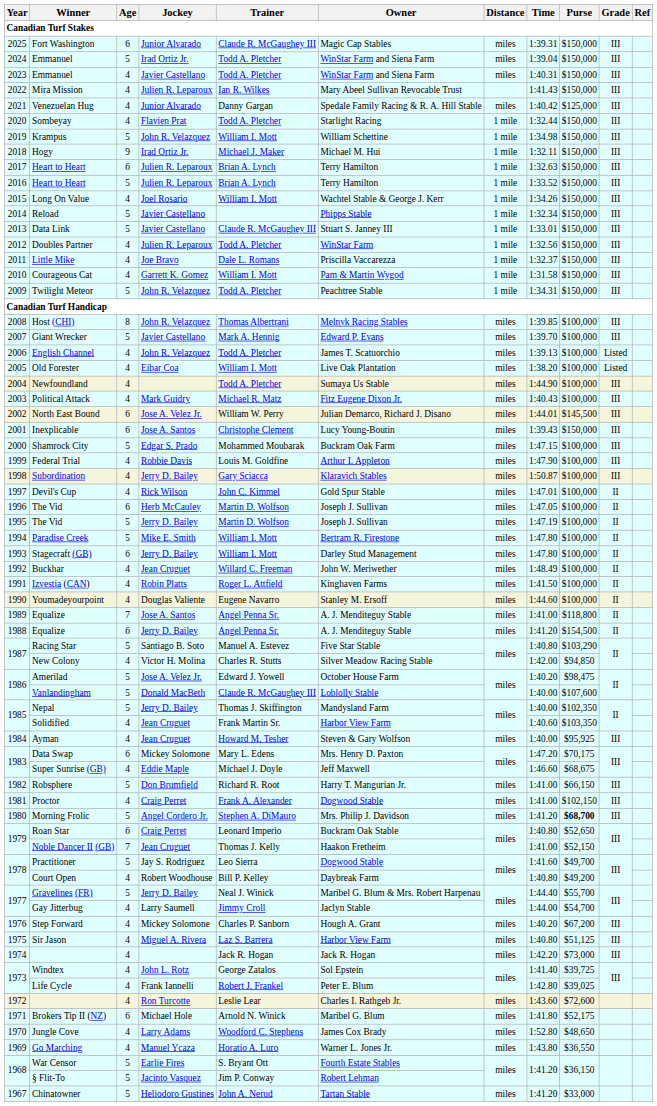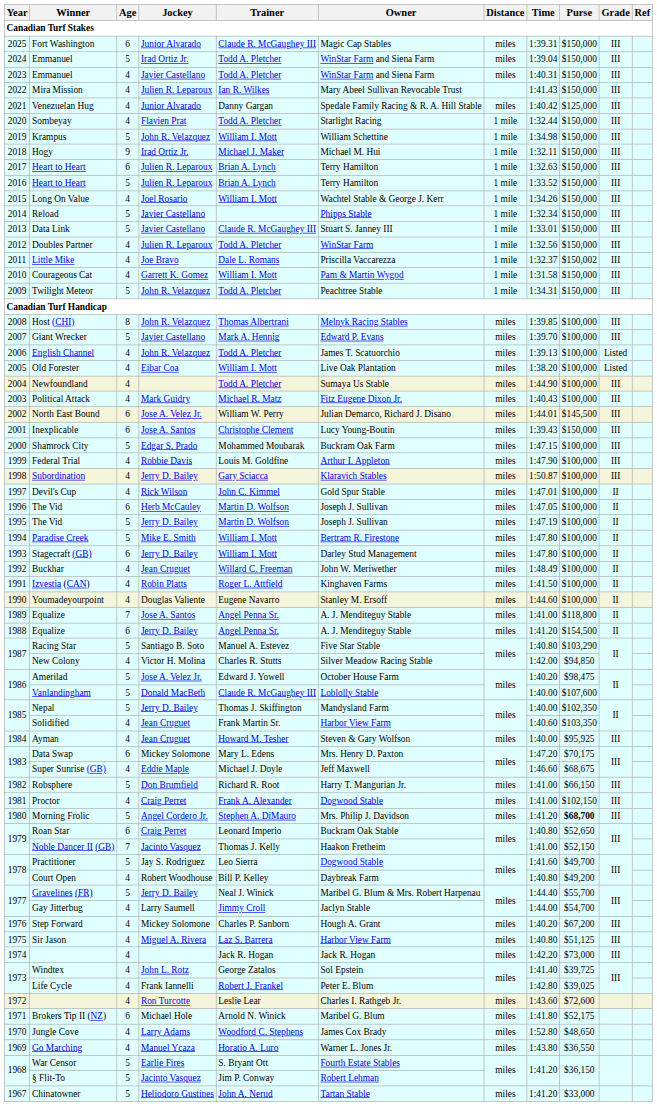(579, 260) $150,000 -> (579, 260) $150,002
(166, 846) Jean Cruguet -> (171, 846) Jacinto Vasquez
